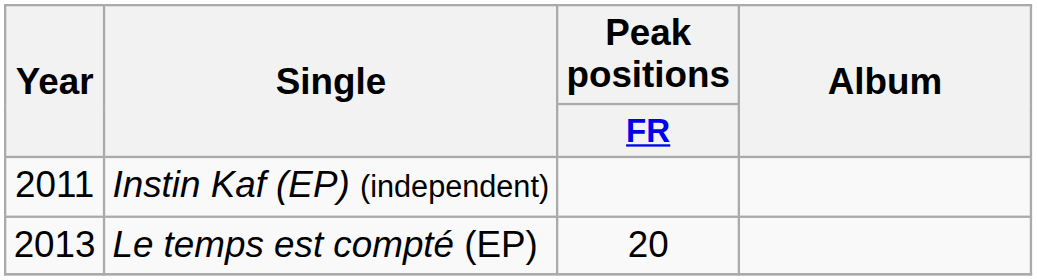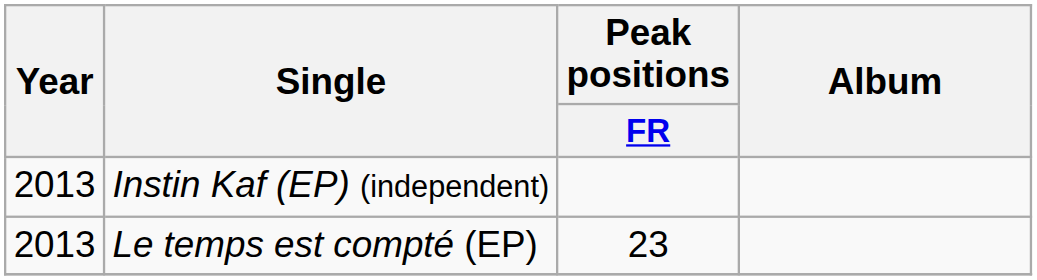(55, 185) 2011 -> (55, 185) 2013
(648, 244) 20 -> (648, 244) 23
